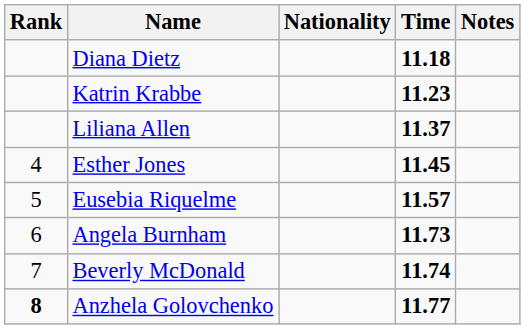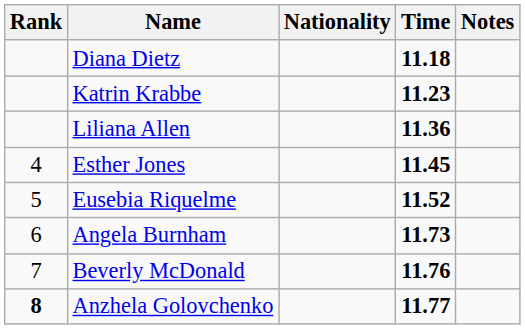(426, 128) 11.37 -> (426, 128) 11.36
(426, 199) 11.57 -> (426, 199) 11.52
(426, 270) 11.74 -> (426, 270) 11.76
